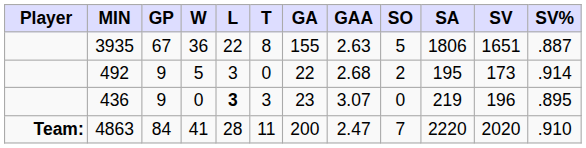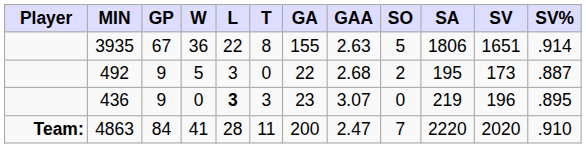(555, 45) .887 -> (555, 45) .914
(555, 73) .914 -> (555, 73) .887
